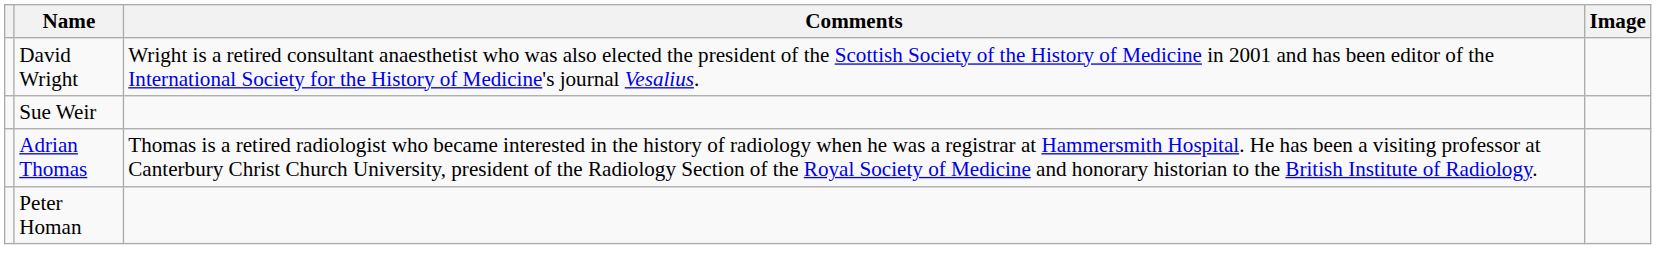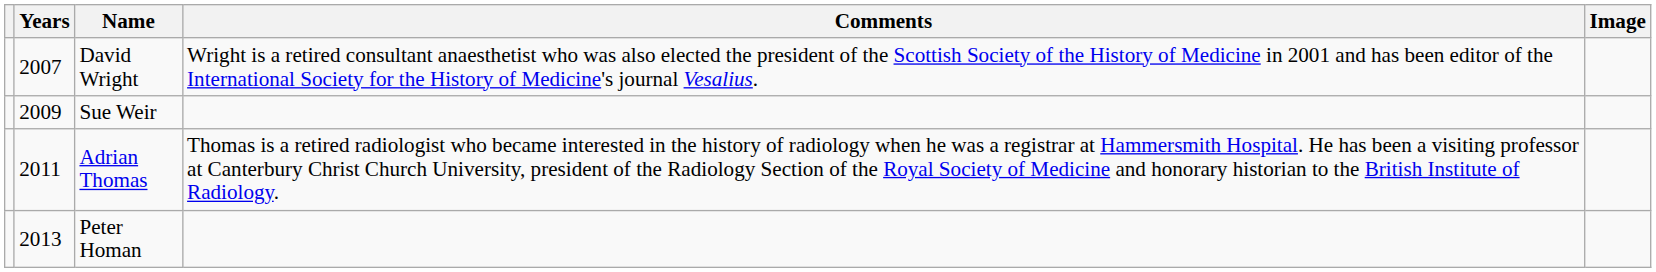+ column: (44, 21)
